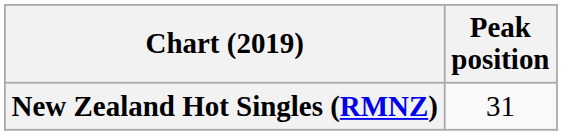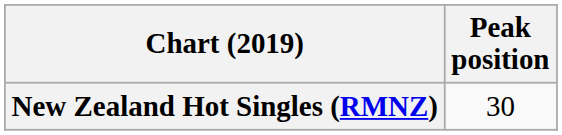(500, 105) 31 -> (500, 105) 30
